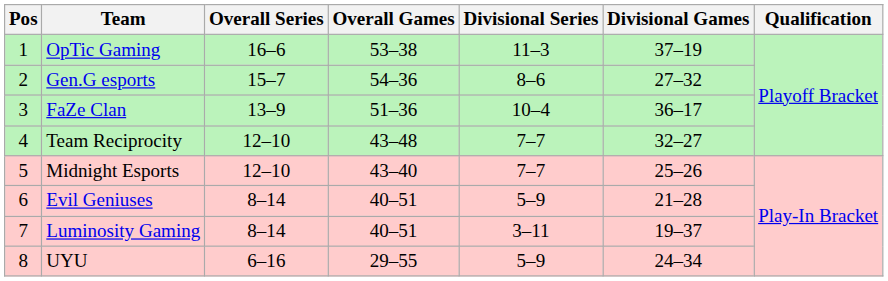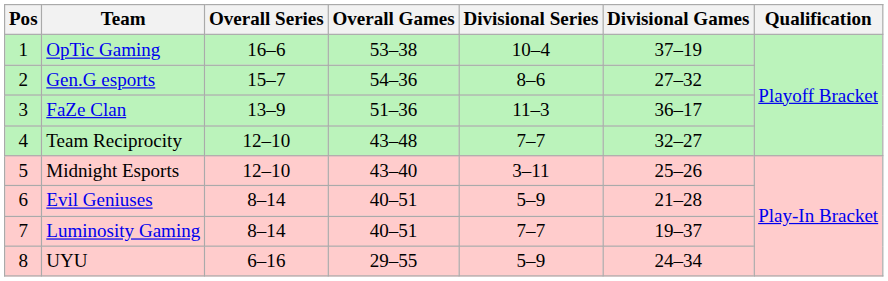(531, 49) 11–3 -> (531, 49) 10–4
(531, 110) 10–4 -> (531, 110) 11–3
(531, 170) 7–7 -> (531, 170) 3–11
(531, 230) 3–11 -> (531, 230) 7–7
